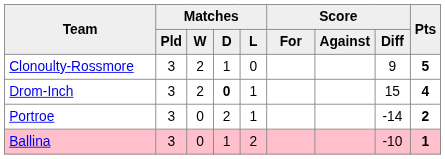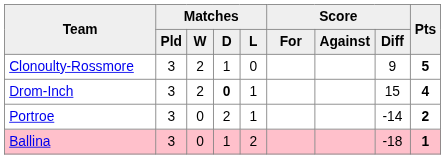(392, 141) -10 -> (392, 141) -18
